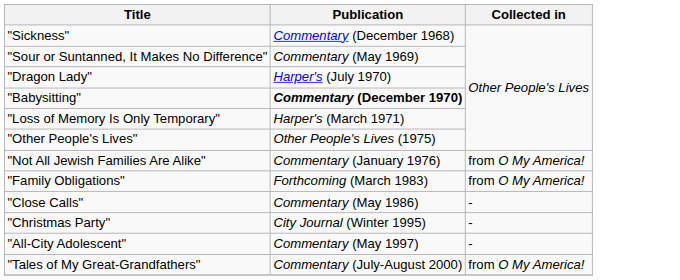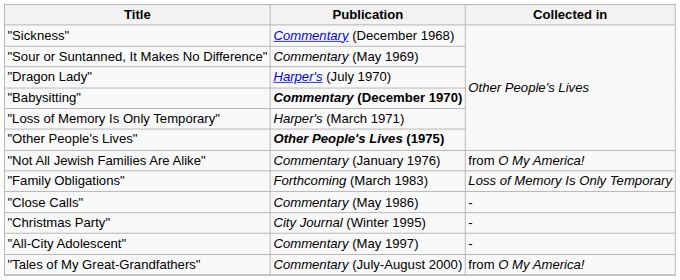(355, 139) normal -> (359, 139) bold
(526, 181) from O My America! -> (570, 181) Loss of Memory Is Only Temporary
